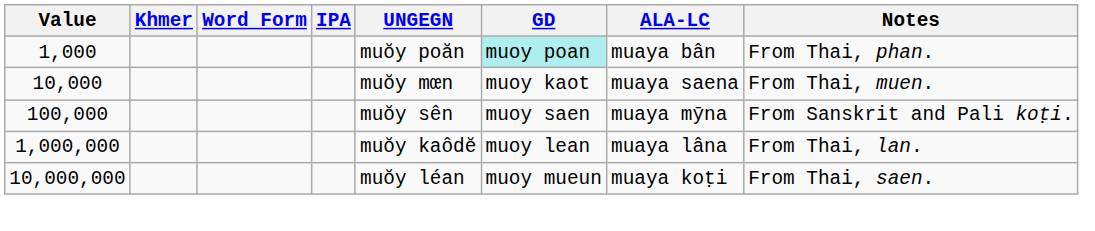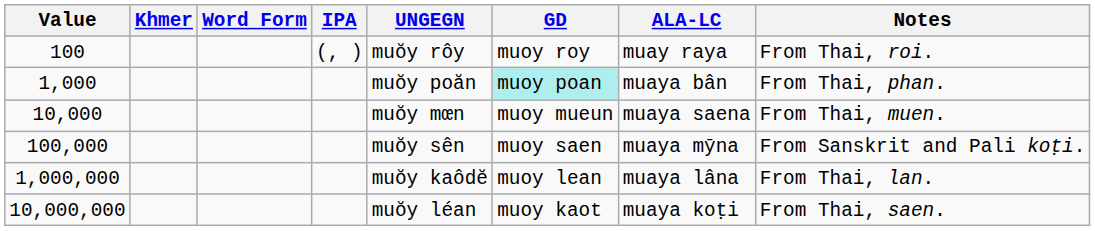+ row: (67, 52)
(538, 84) muoy kaot -> (555, 115) muoy mueun
(544, 178) muoy mueun -> (550, 210) muoy kaot
